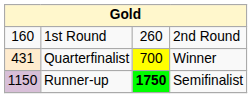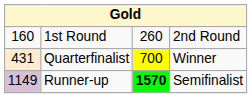(23, 82) 1150 -> (23, 82) 1149
(151, 82) 1750 -> (151, 82) 1570
